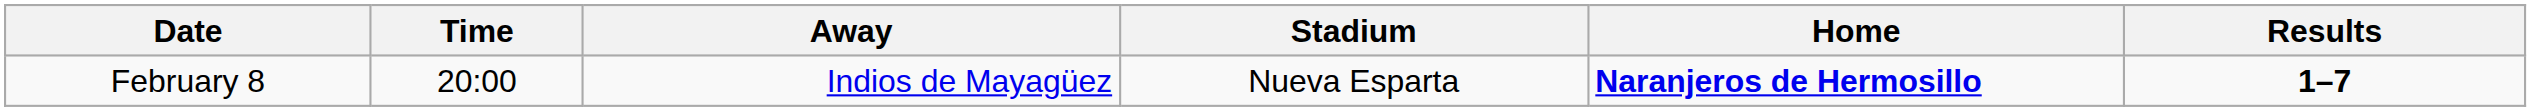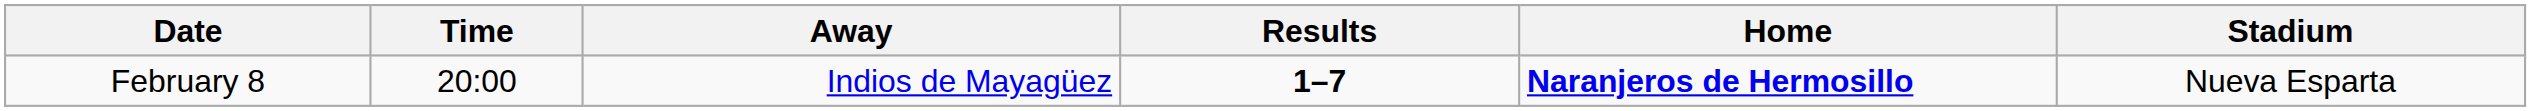columns swapped: (2325, 31) <-> (1354, 31)
